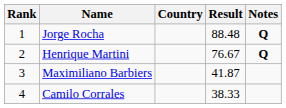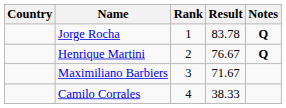columns swapped: (22, 14) <-> (180, 14)
(226, 34) 88.48 -> (226, 34) 83.78
(226, 73) 41.87 -> (226, 73) 71.67
